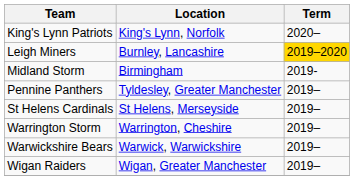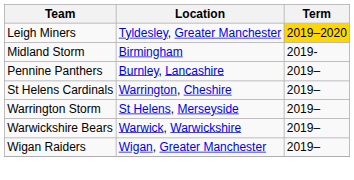- row: (60, 33)
(171, 52) Burnley, Lancashire -> (200, 33) Tyldesley, Greater Manchester
(200, 90) Tyldesley, Greater Manchester -> (171, 71) Burnley, Lancashire
(179, 109) St Helens, Merseyside -> (175, 90) Warrington, Cheshire
(175, 128) Warrington, Cheshire -> (179, 109) St Helens, Merseyside
